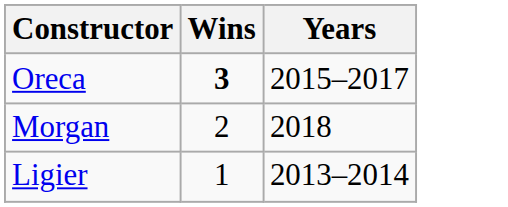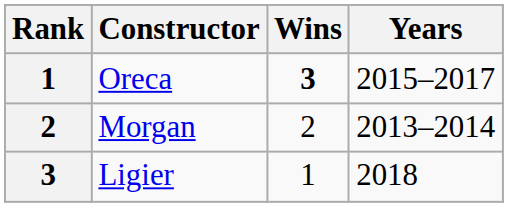+ column: (48, 28)
(301, 126) 2018 -> (426, 126) 2013–2014
(339, 175) 2013–2014 -> (387, 175) 2018
